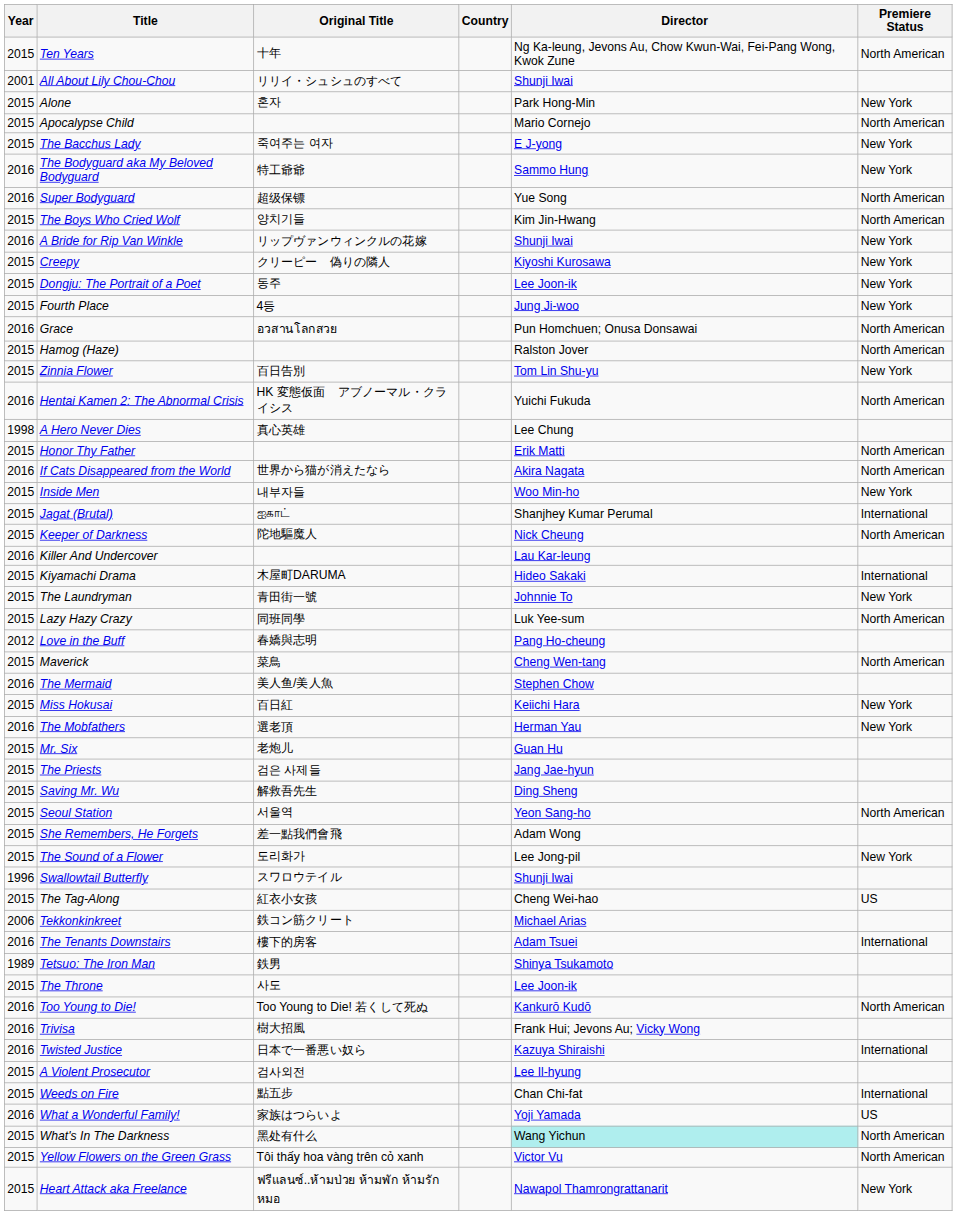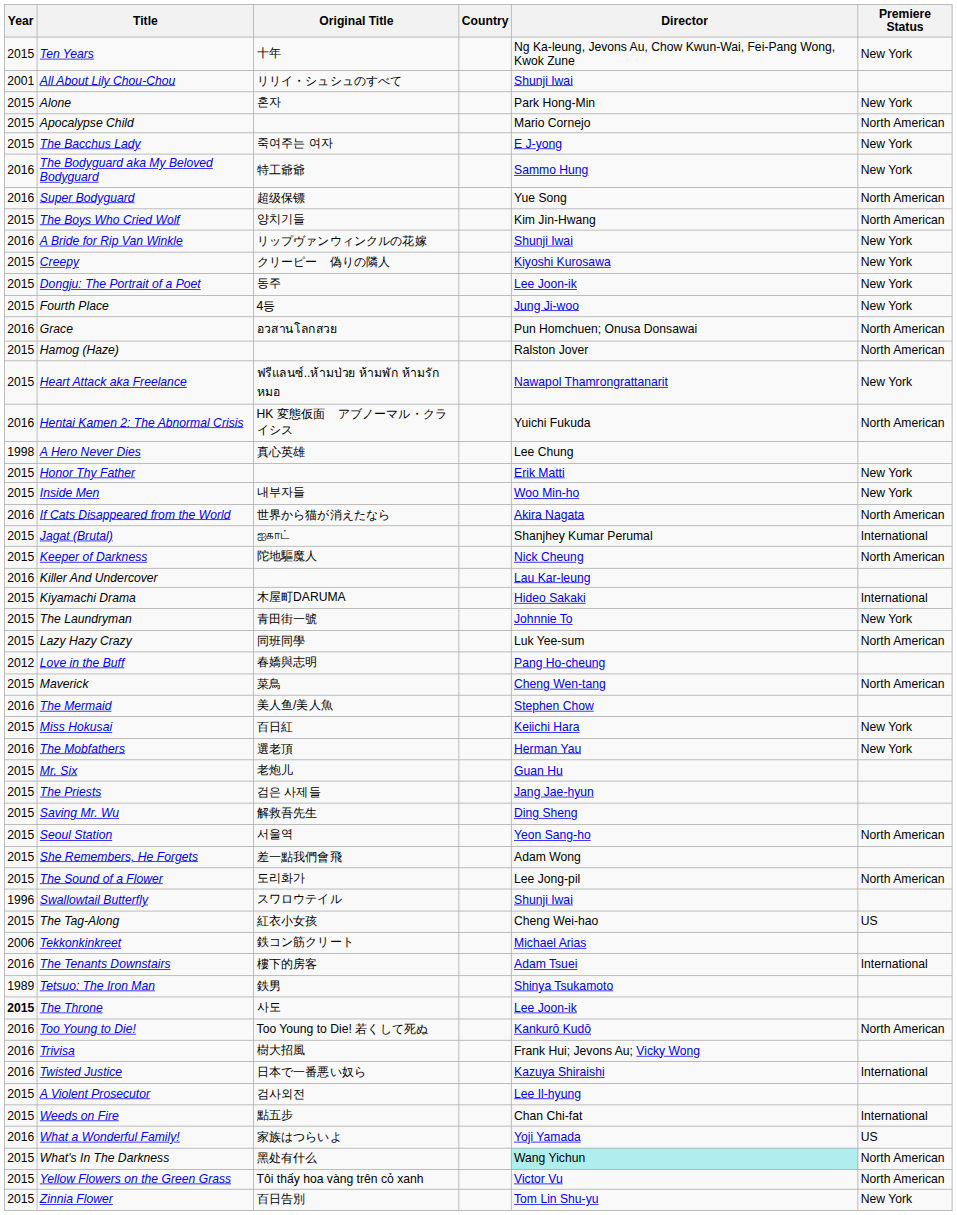(903, 53) North American -> (886, 53) New York
rows swapped: (113, 1188) <-> (76, 371)
(903, 450) North American -> (886, 472) New York
rows swapped: (135, 471) <-> (70, 492)
(886, 856) New York -> (903, 878) North American
(21, 985) normal -> (21, 1007) bold
